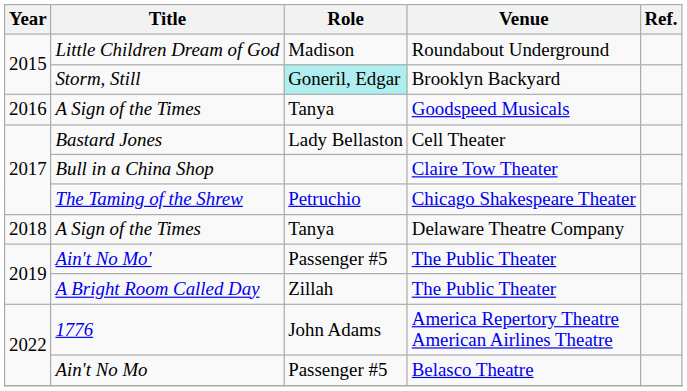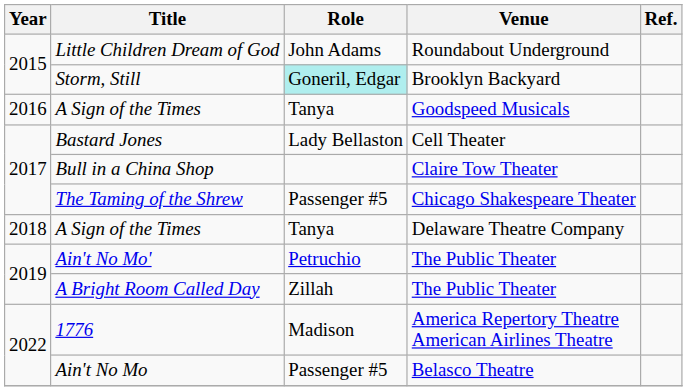(321, 49) Madison -> (335, 49) John Adams
(324, 199) Petruchio -> (338, 199) Passenger #5
(338, 259) Passenger #5 -> (324, 259) Petruchio
(335, 329) John Adams -> (321, 329) Madison
